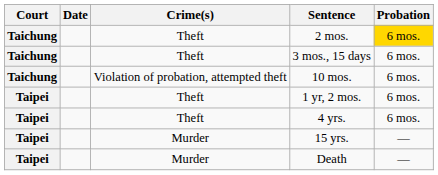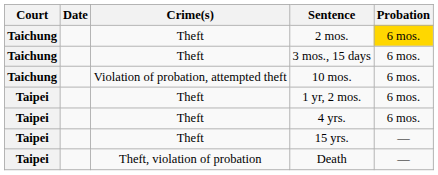(190, 139) Murder -> (190, 139) Theft
(190, 159) Murder -> (190, 159) Theft, violation of probation
